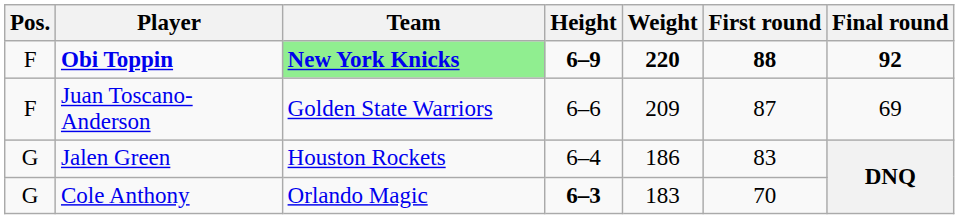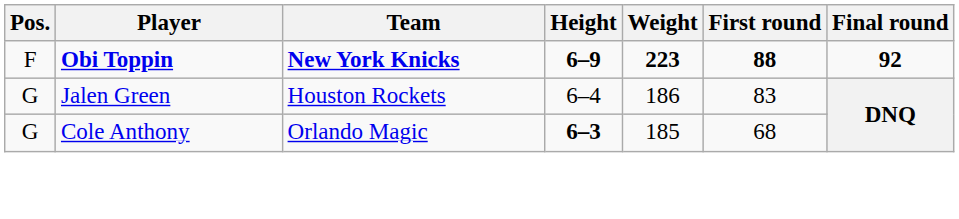(374, 59) lightgreen background -> (374, 59) no background
(663, 59) 220 -> (663, 59) 223
- row: (127, 108)
(663, 194) 183 -> (663, 132) 185
(765, 194) 70 -> (765, 132) 68
